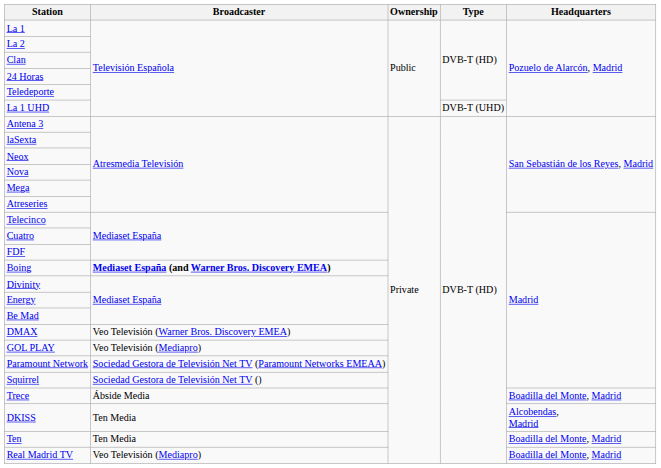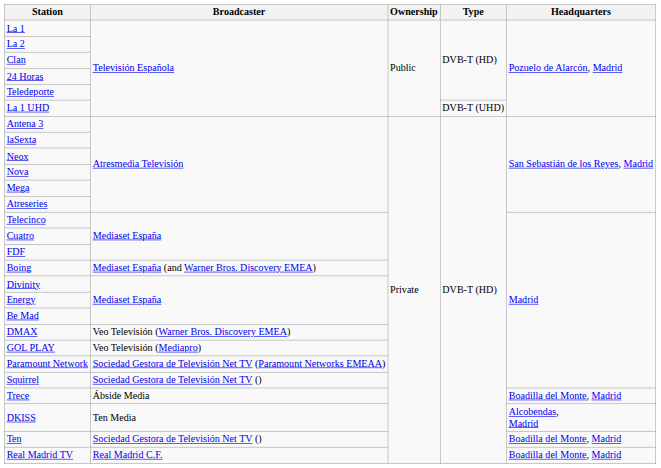(212, 268) bold -> (204, 268) normal
(114, 439) Ten Media -> (177, 439) Sociedad Gestora de Televisión Net TV ()
(147, 455) Veo Televisión (Mediapro) -> (128, 455) Real Madrid C.F.
